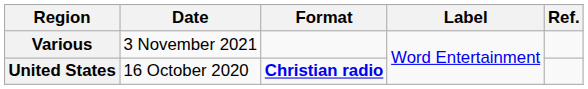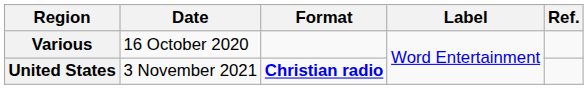(190, 44) 3 November 2021 -> (186, 44) 16 October 2020
(186, 71) 16 October 2020 -> (190, 71) 3 November 2021
